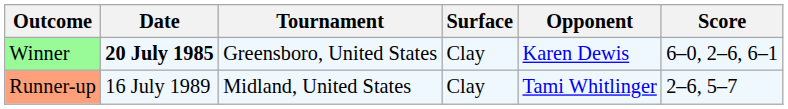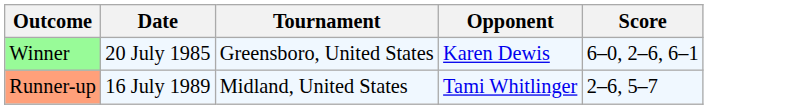- column: (480, 20)
(160, 53) bold -> (158, 53) normal
